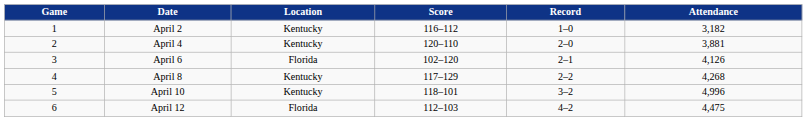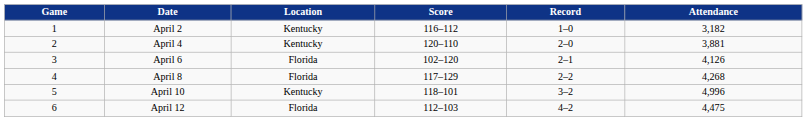(303, 76) Kentucky -> (303, 76) Florida
